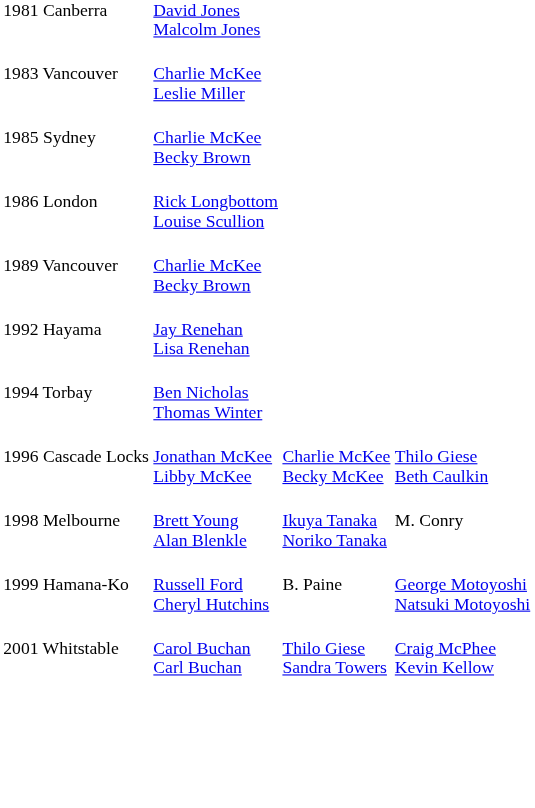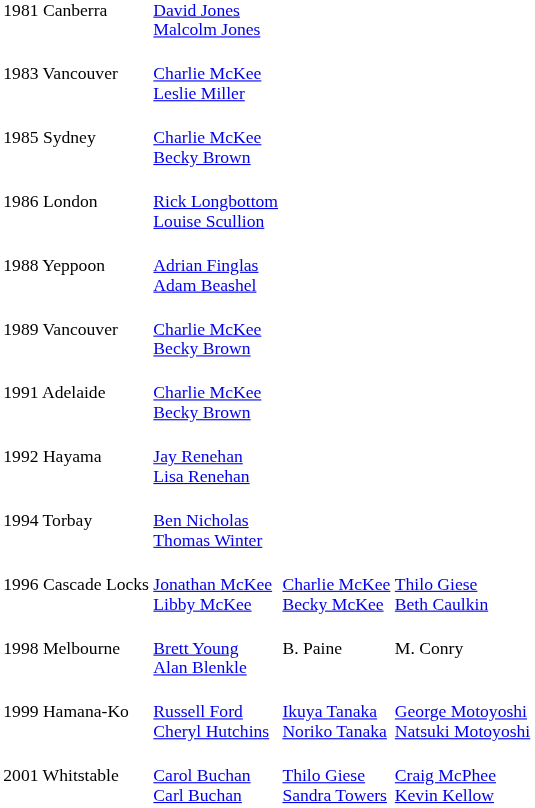+ row: (54, 265)
+ row: (54, 392)
(335, 530) Ikuya Tanaka Noriko Tanaka -> (312, 657) B. Paine
(312, 594) B. Paine -> (335, 721) Ikuya Tanaka Noriko Tanaka
